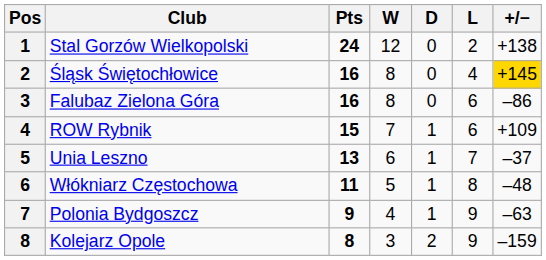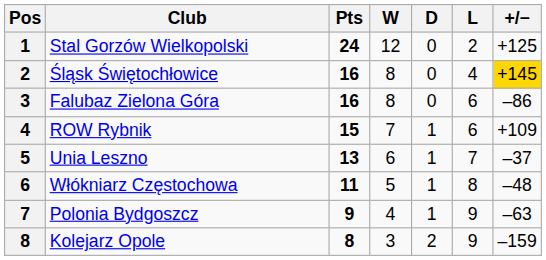(517, 46) +138 -> (517, 46) +125
